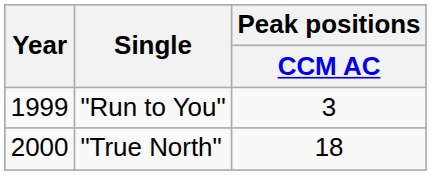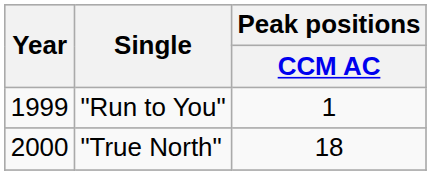(329, 107) 3 -> (329, 107) 1
